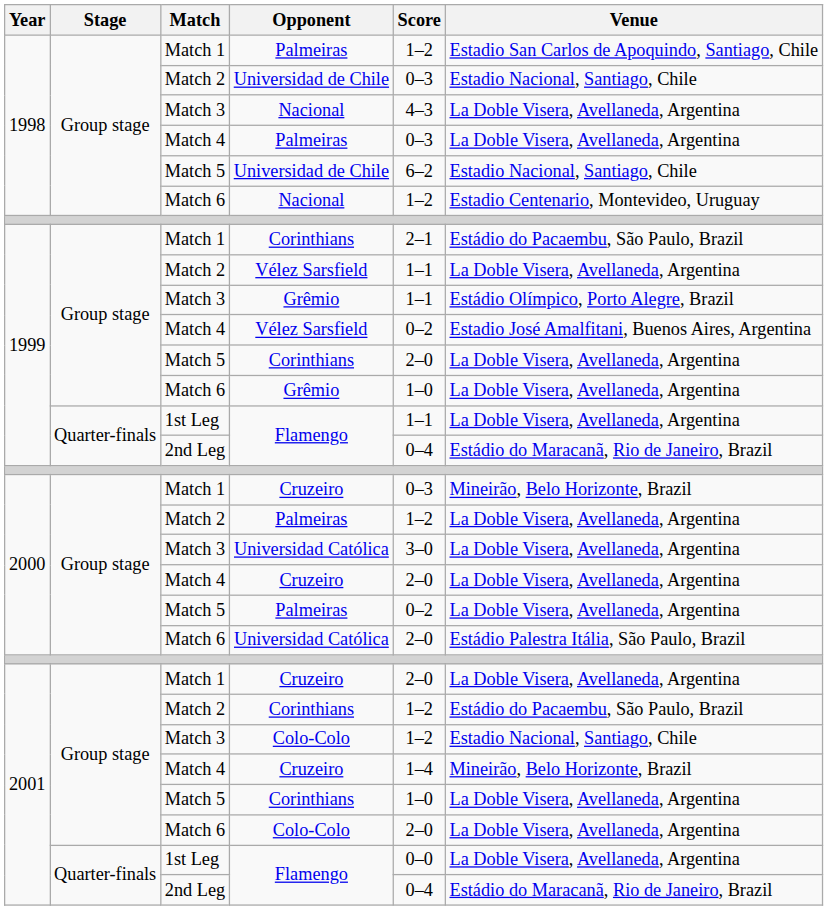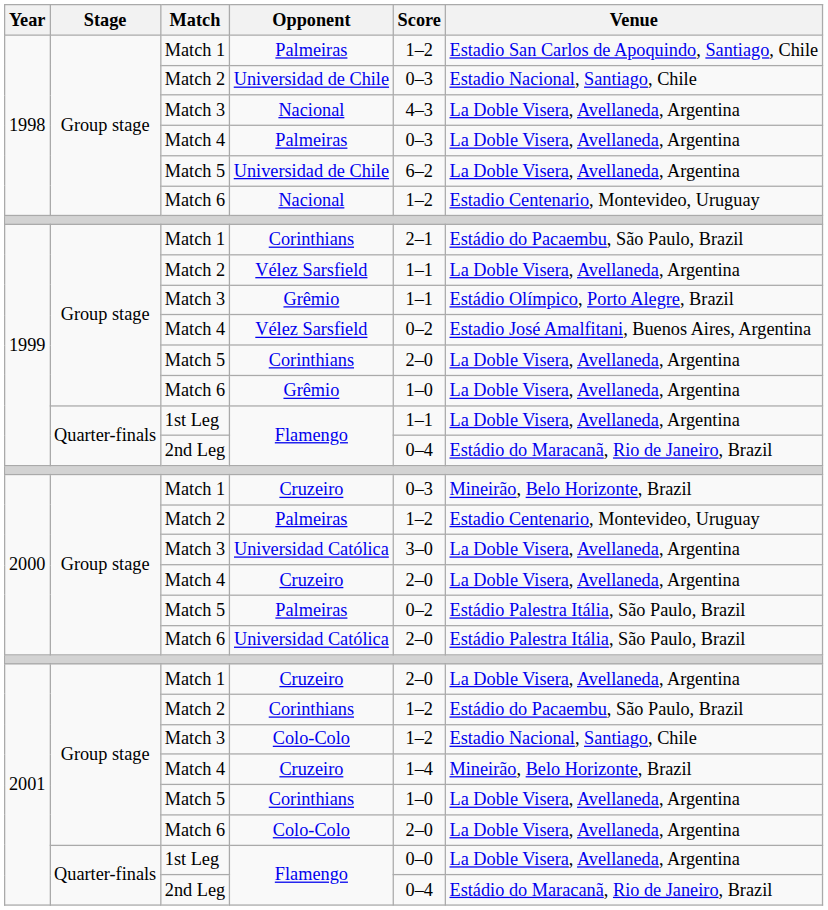(573, 170) Estadio Nacional, Santiago, Chile -> (595, 170) La Doble Visera, Avellaneda, Argentina
(595, 519) La Doble Visera, Avellaneda, Argentina -> (605, 519) Estadio Centenario, Montevideo, Uruguay
(595, 610) La Doble Visera, Avellaneda, Argentina -> (597, 610) Estádio Palestra Itália, São Paulo, Brazil
